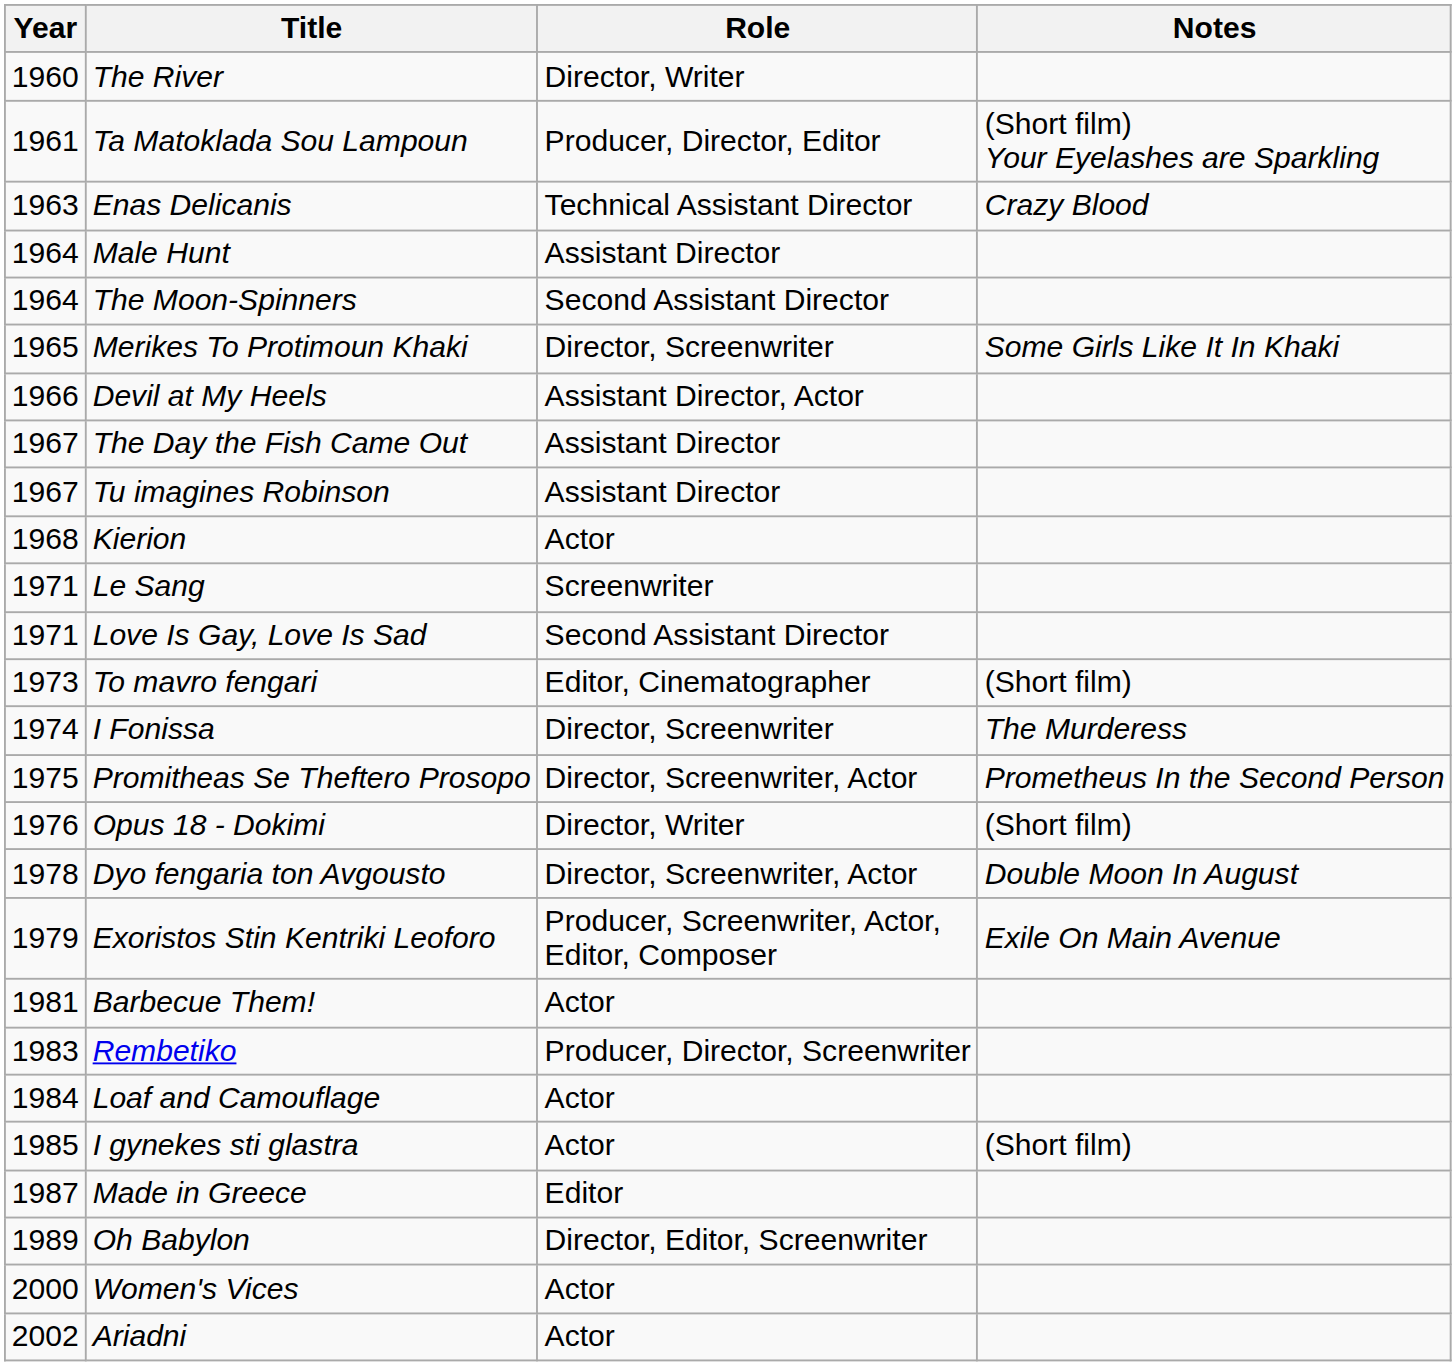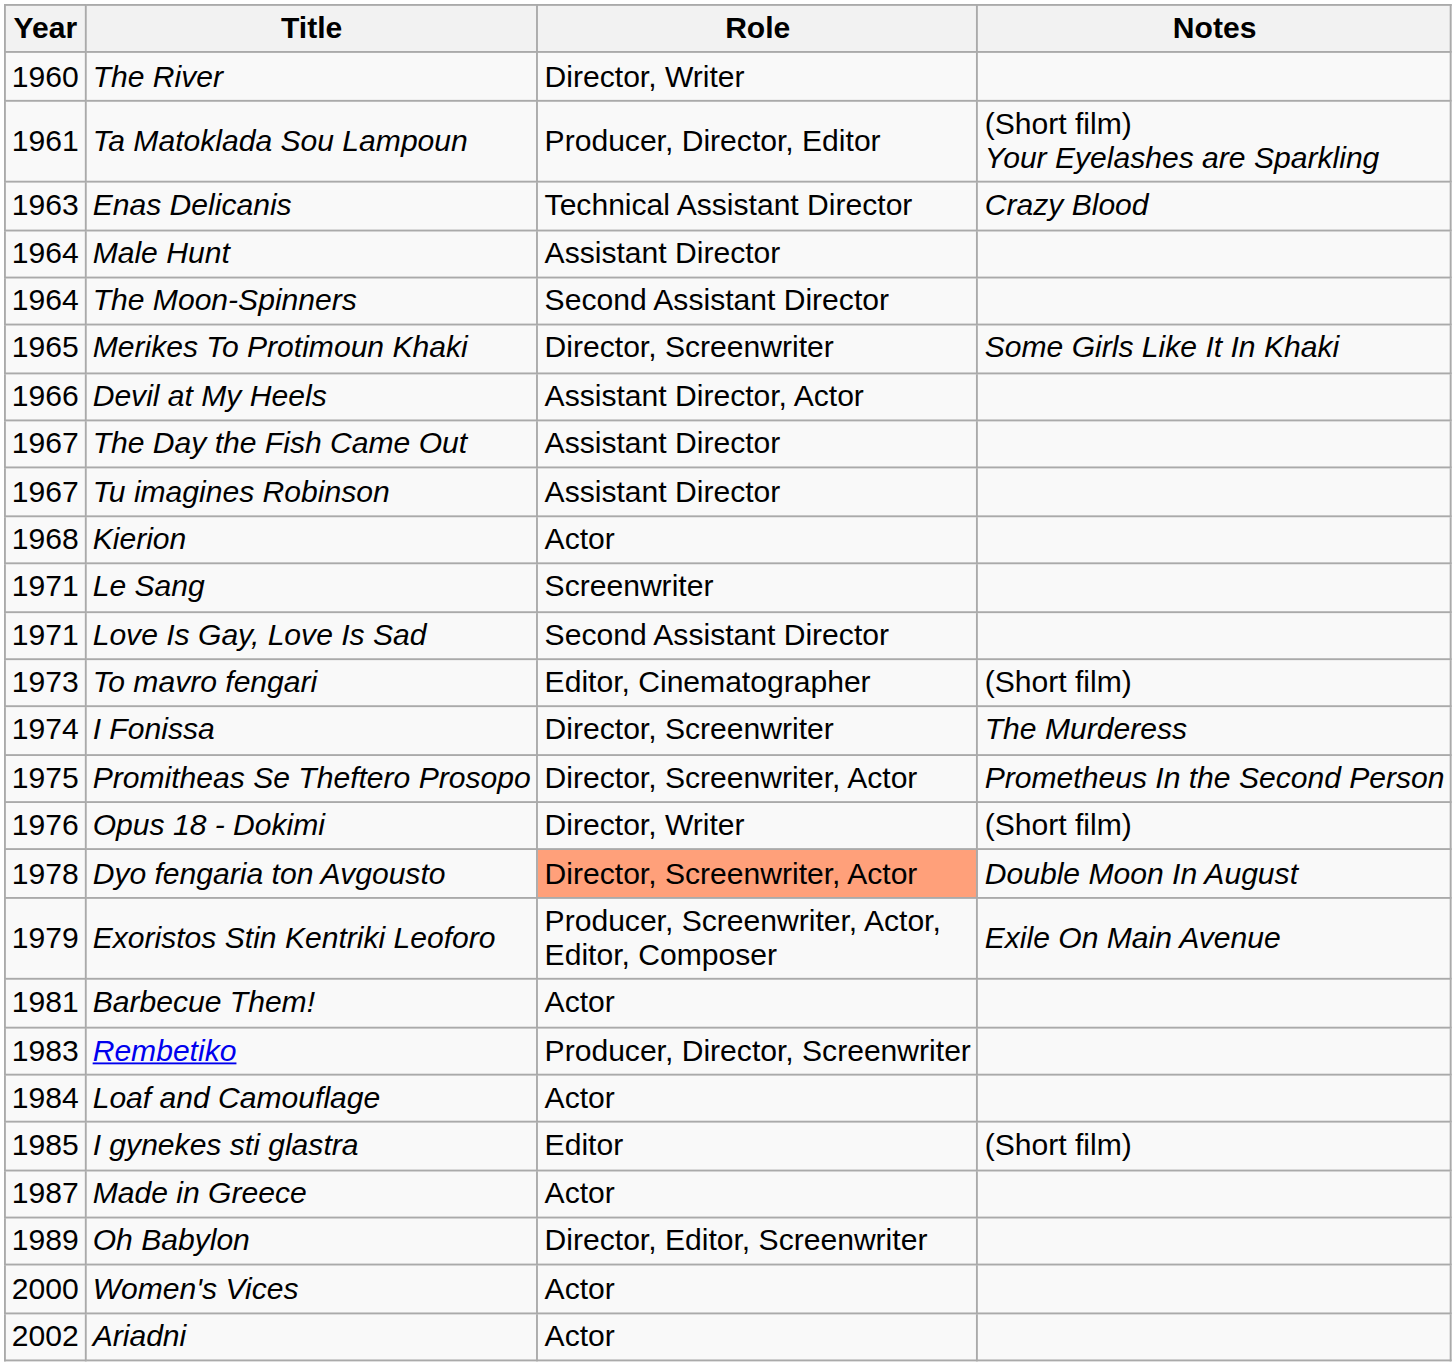(731, 873) no background -> (731, 873) lightsalmon background
(580, 1145) Actor -> (584, 1145) Editor
(584, 1193) Editor -> (580, 1193) Actor
